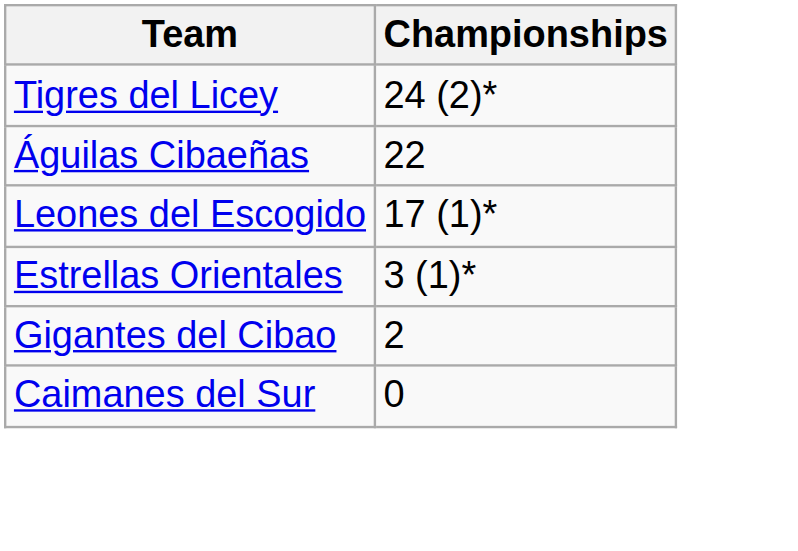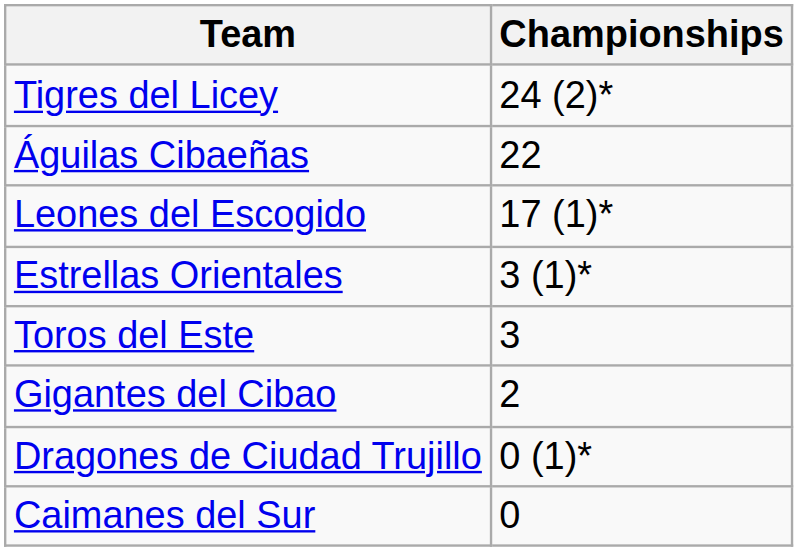+ row: (134, 335)
+ row: (248, 455)
